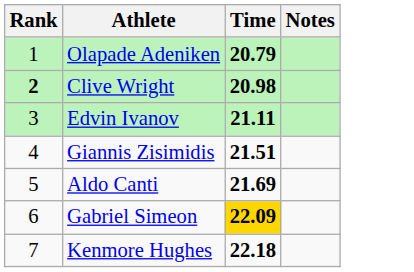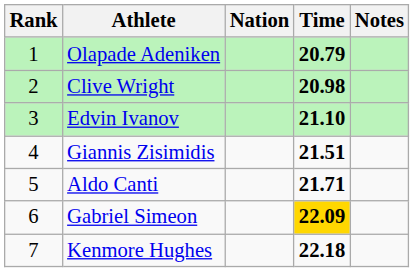+ column: (259, 20)
(33, 86) bold -> (33, 86) normal
(253, 119) 21.11 -> (322, 119) 21.10
(253, 184) 21.69 -> (322, 184) 21.71
